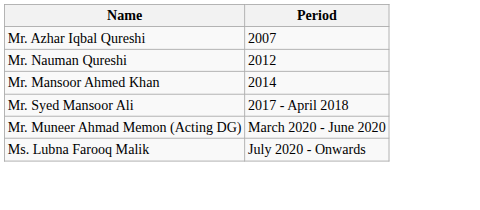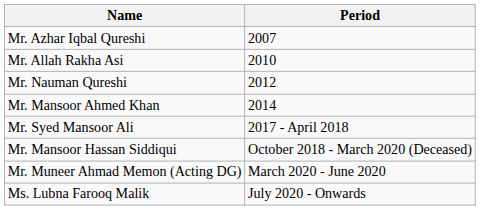+ row: (66, 60)
+ row: (92, 149)
